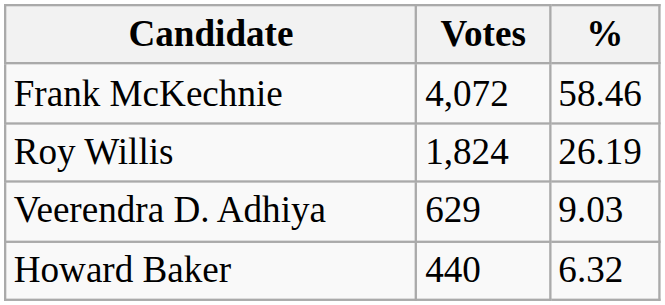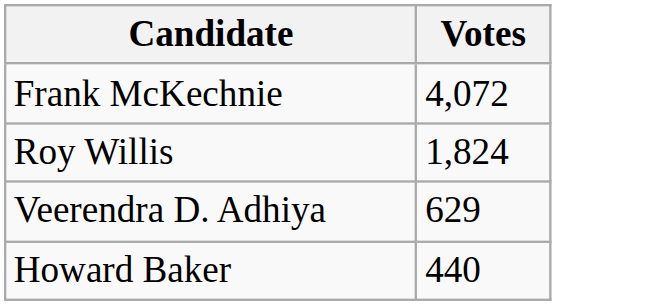- column: (605, 33)
